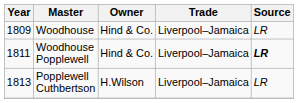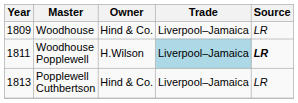(127, 53) Hind & Co. -> (122, 53) H.Wilson
(203, 53) no background -> (203, 53) lightblue background
(122, 83) H.Wilson -> (127, 83) Hind & Co.
